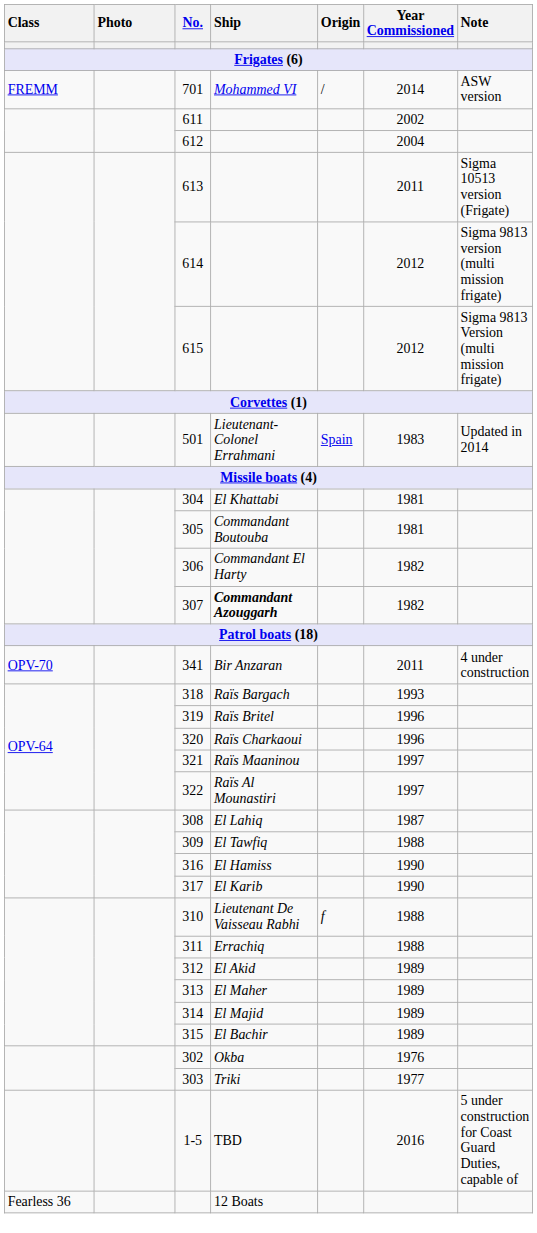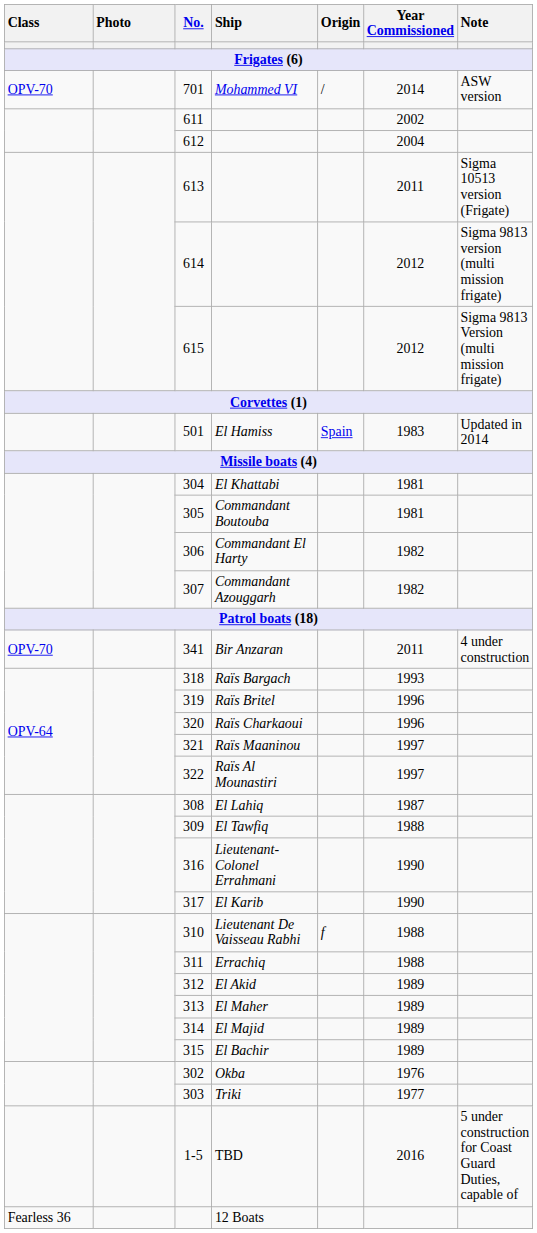(33, 89) FREMM -> (30, 89) OPV-70
(246, 439) Lieutenant-Colonel Errahmani -> (244, 432) El Hamiss
(253, 605) bold -> (252, 589) normal
(243, 864) El Hamiss -> (247, 864) Lieutenant-Colonel Errahmani
